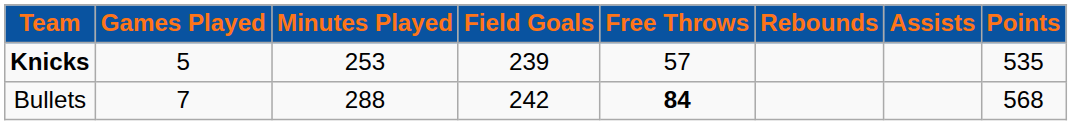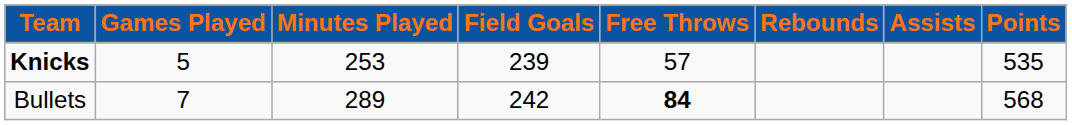(365, 100) 288 -> (365, 100) 289
